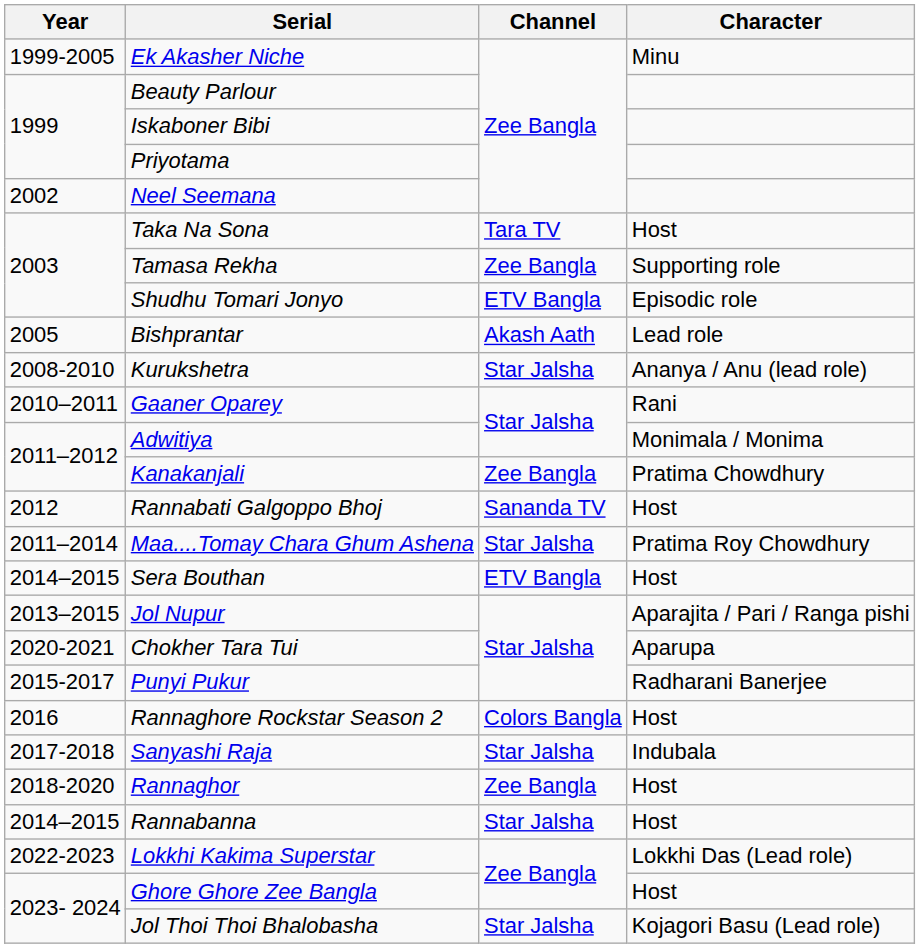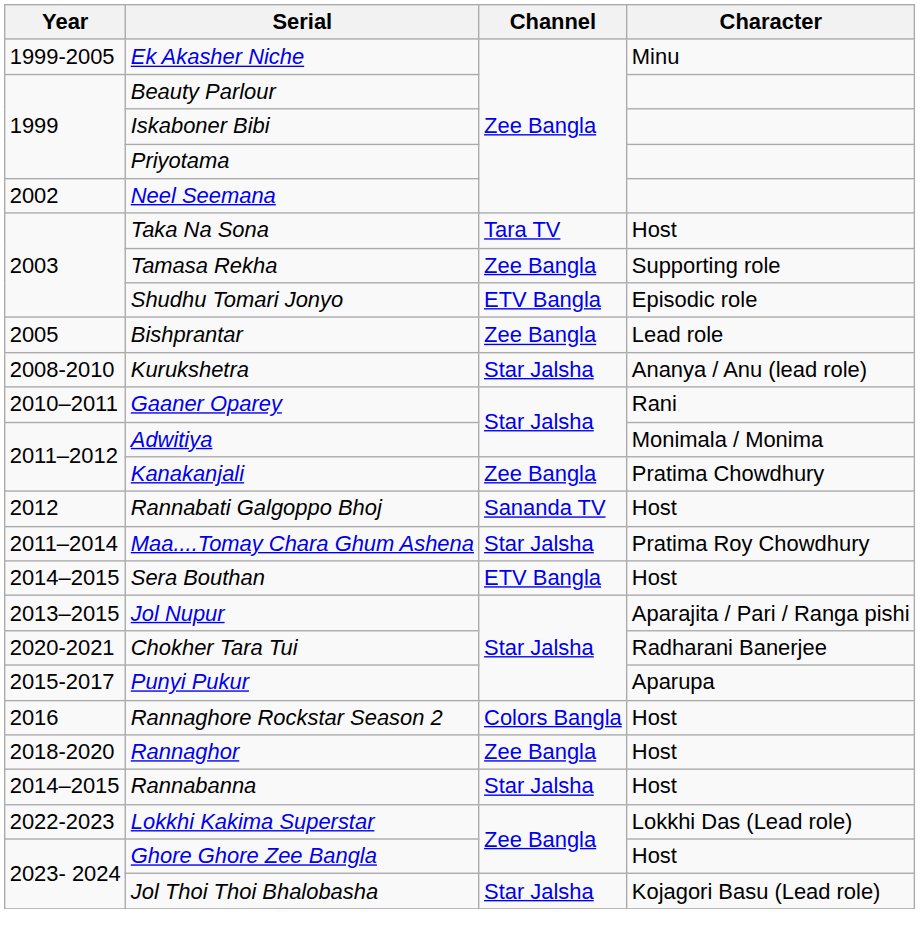(540, 334) Akash Aath -> (540, 334) Zee Bangla
(673, 647) Aparupa -> (729, 647) Radharani Banerjee
(729, 682) Radharani Banerjee -> (673, 682) Aparupa
- row: (201, 751)
